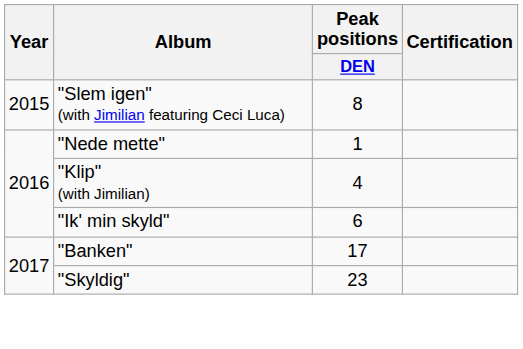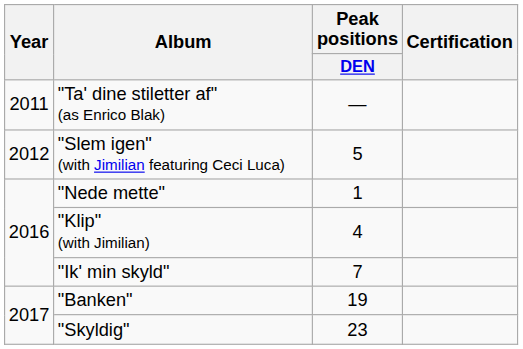+ row: (137, 104)
(29, 104) 2015 -> (29, 154) 2012
(357, 104) 8 -> (357, 154) 5
(357, 222) 6 -> (357, 271) 7
(357, 251) 17 -> (357, 300) 19
